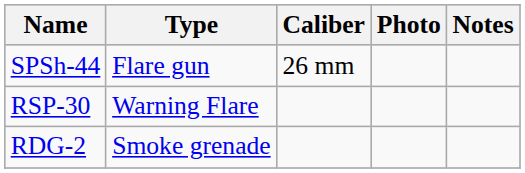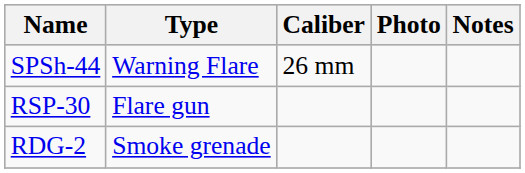(161, 65) Flare gun -> (185, 65) Warning Flare
(185, 106) Warning Flare -> (161, 106) Flare gun
